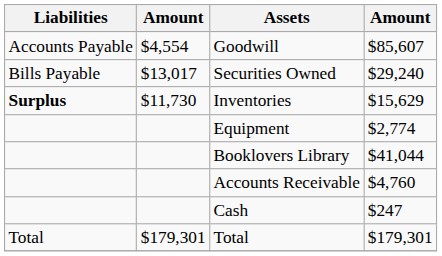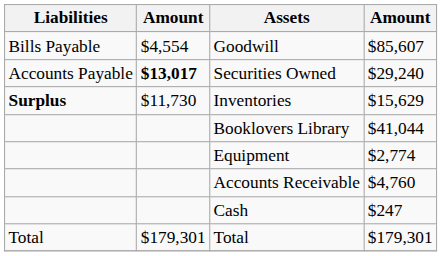(71, 45) Accounts Payable -> (54, 45) Bills Payable
(54, 73) Bills Payable -> (71, 73) Accounts Payable
(169, 73) normal -> (169, 73) bold
rows swapped: (281, 155) <-> (251, 127)
